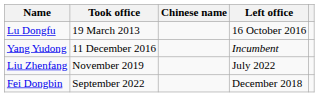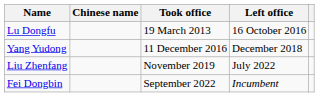columns swapped: (194, 13) <-> (114, 13)
(255, 48) Incumbent -> (267, 48) December 2018
(267, 83) December 2018 -> (255, 83) Incumbent
